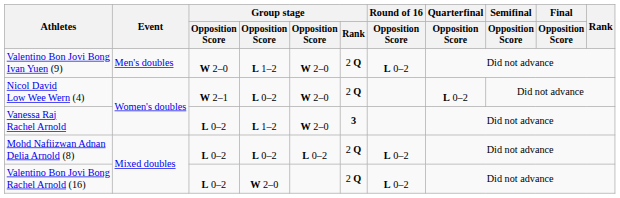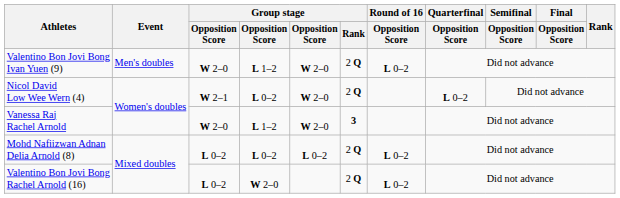(214, 127) L 0–2 -> (214, 127) W 2–0
